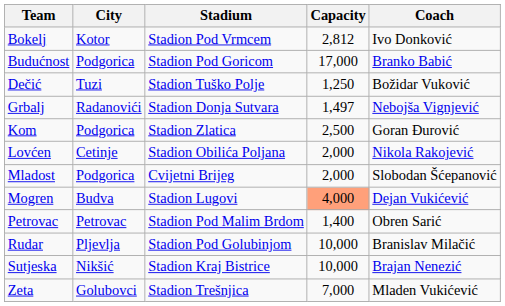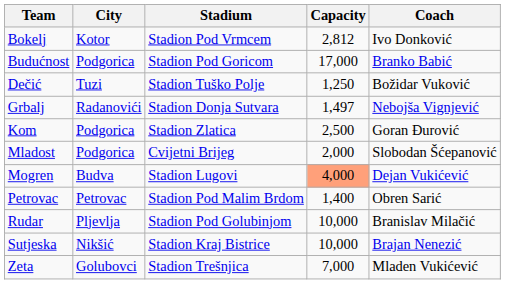- row: (29, 152)
